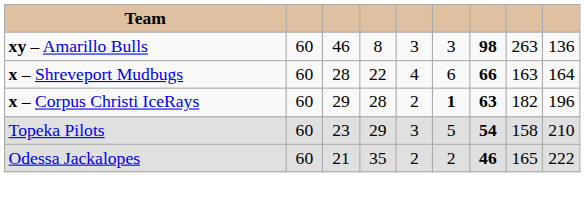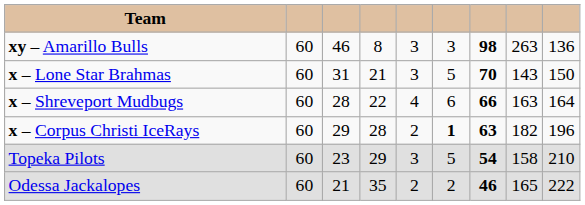+ row: (90, 74)
